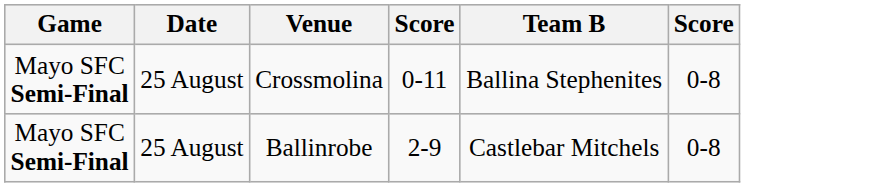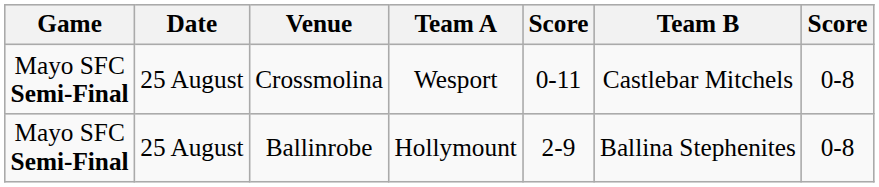+ column: (456, 24)
(564, 78) Ballina Stephenites -> (698, 78) Castlebar Mitchels
(564, 147) Castlebar Mitchels -> (698, 147) Ballina Stephenites
